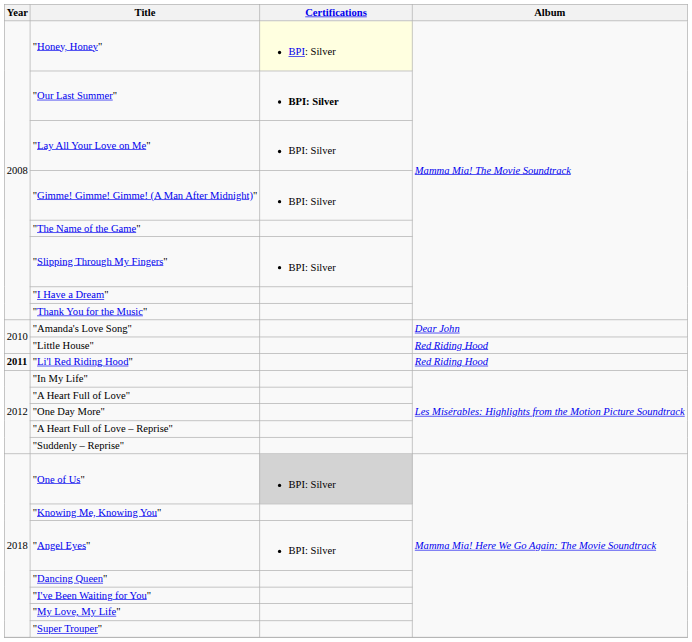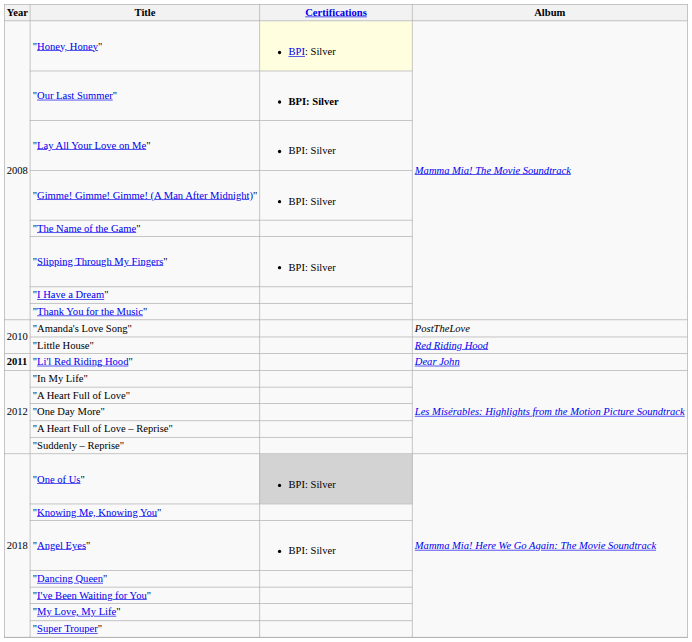(437, 328) Dear John -> (442, 328) PostTheLove
(451, 362) Red Riding Hood -> (437, 362) Dear John
